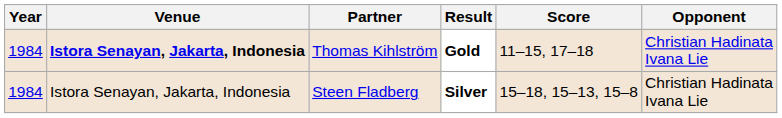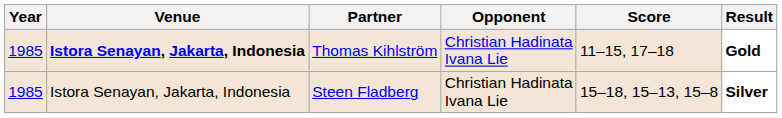columns swapped: (709, 17) <-> (468, 17)
(25, 50) 1984 -> (25, 50) 1985
(25, 92) 1984 -> (25, 92) 1985
